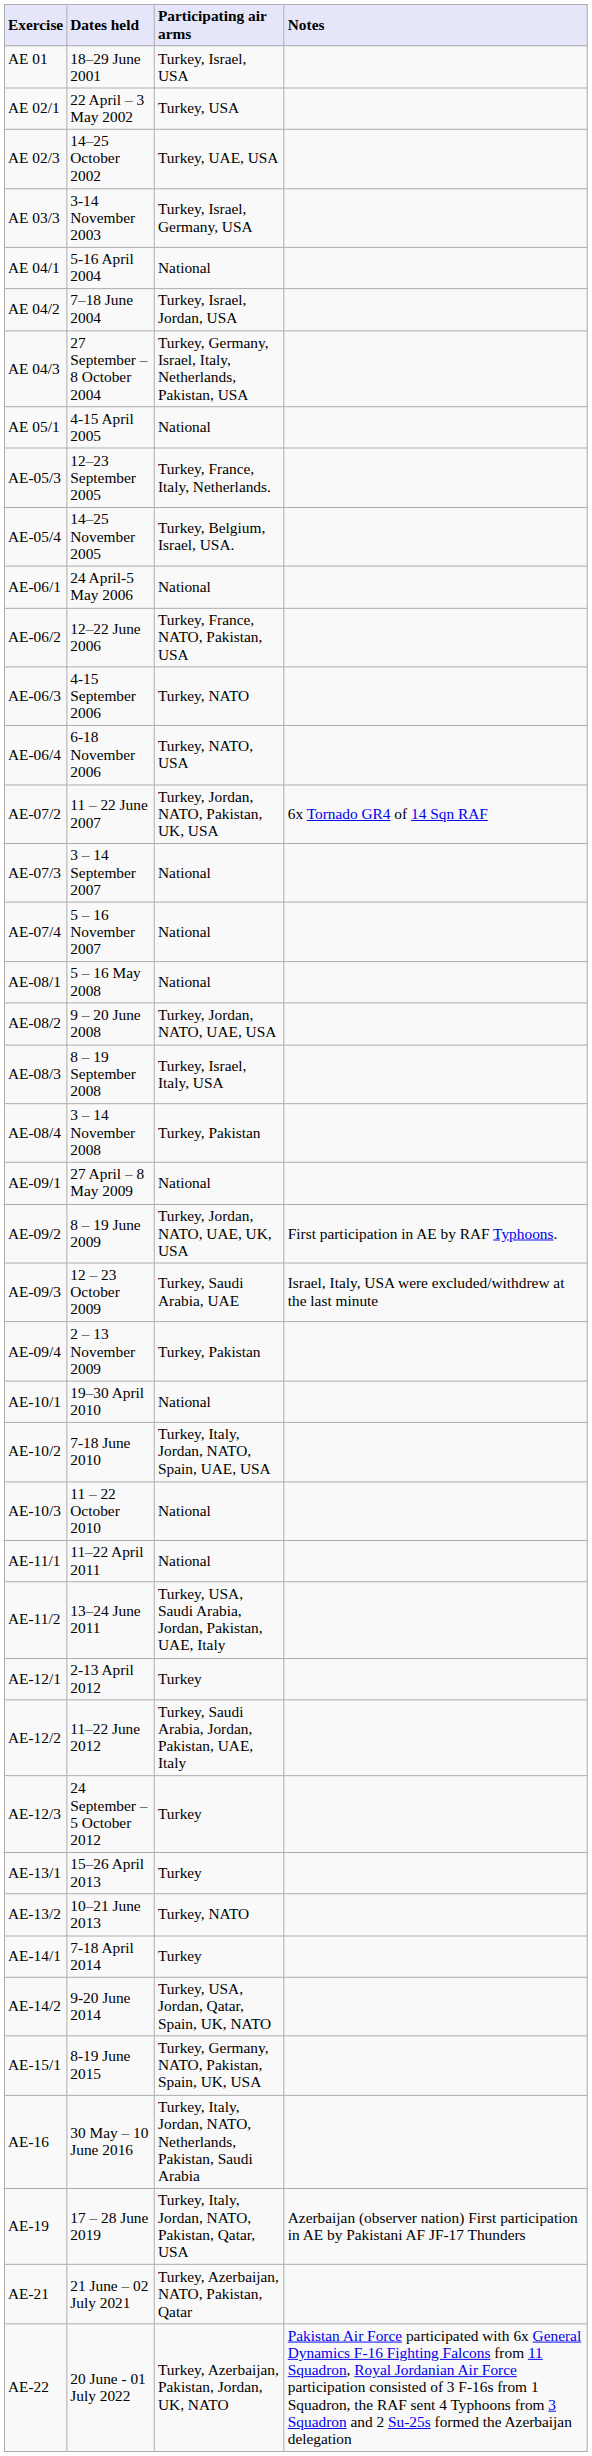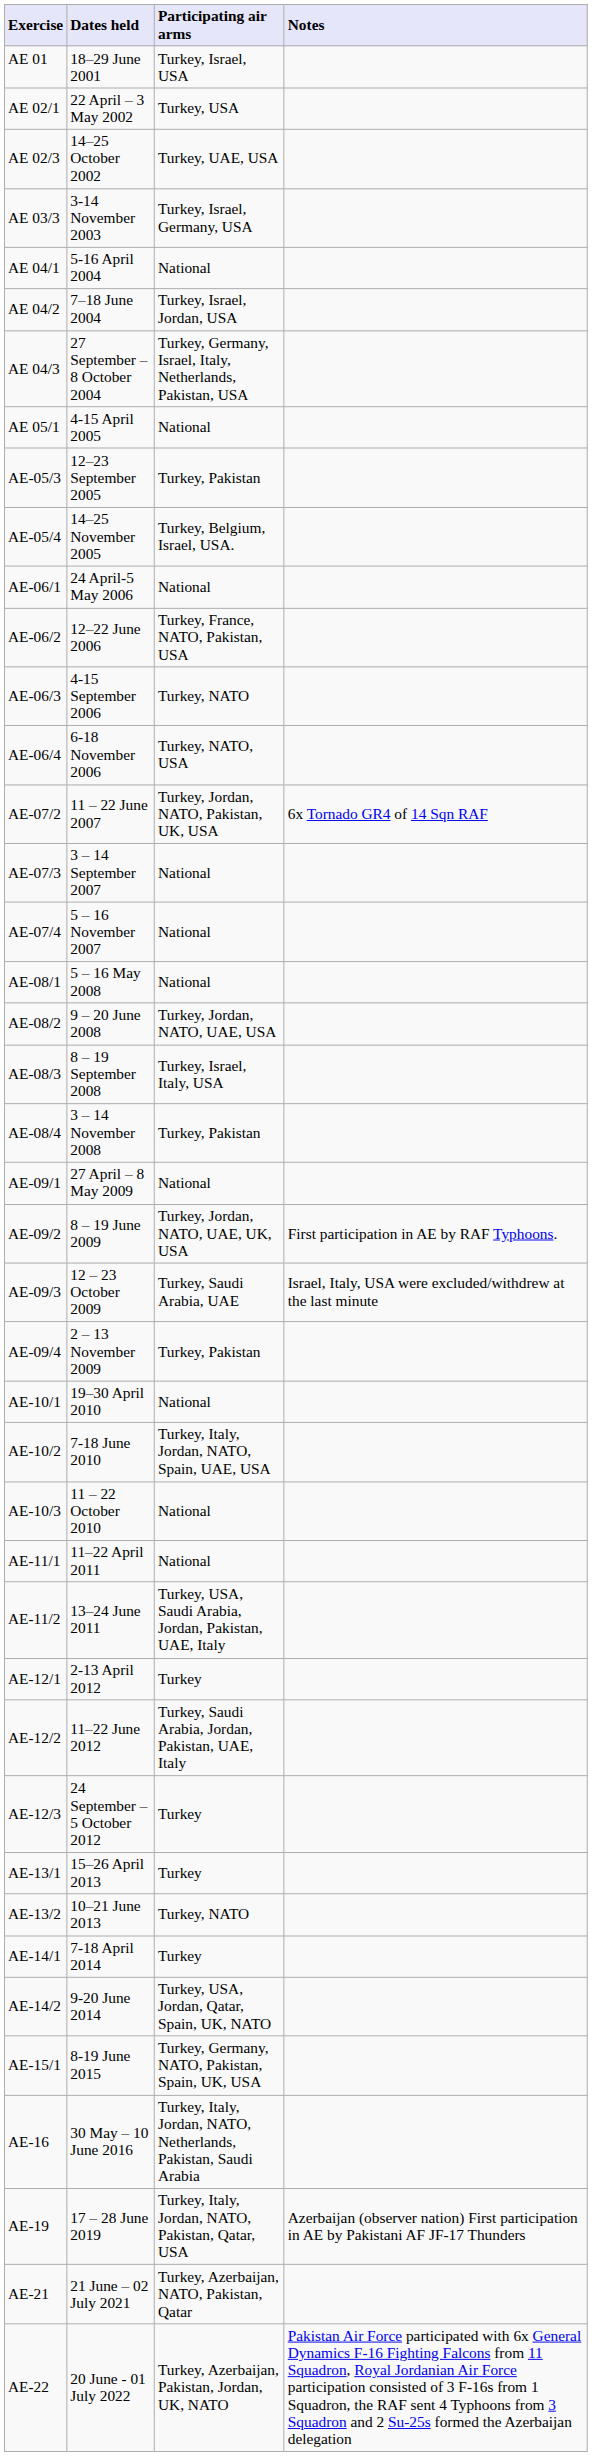(214, 477) Turkey, France, Italy, Netherlands. -> (209, 477) Turkey, Pakistan
